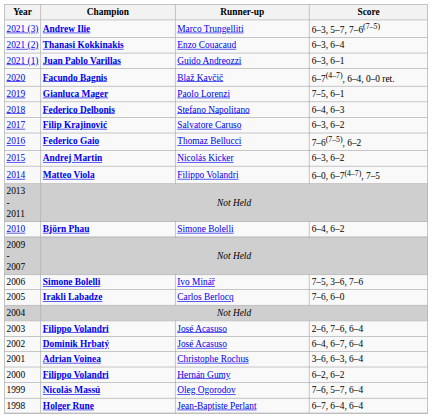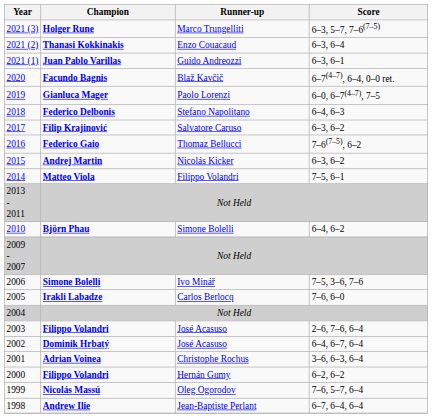(67, 29) Andrew Ilie -> (68, 29) Holger Rune
(328, 94) 7–5, 6–1 -> (346, 95) 6–0, 6–7(4–7), 7–5
(346, 175) 6–0, 6–7(4–7), 7–5 -> (328, 176) 7–5, 6–1
(68, 406) Holger Rune -> (67, 406) Andrew Ilie
